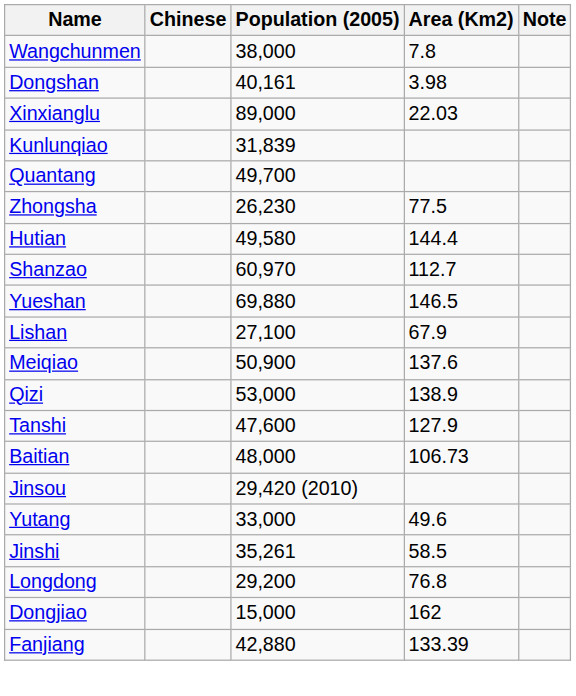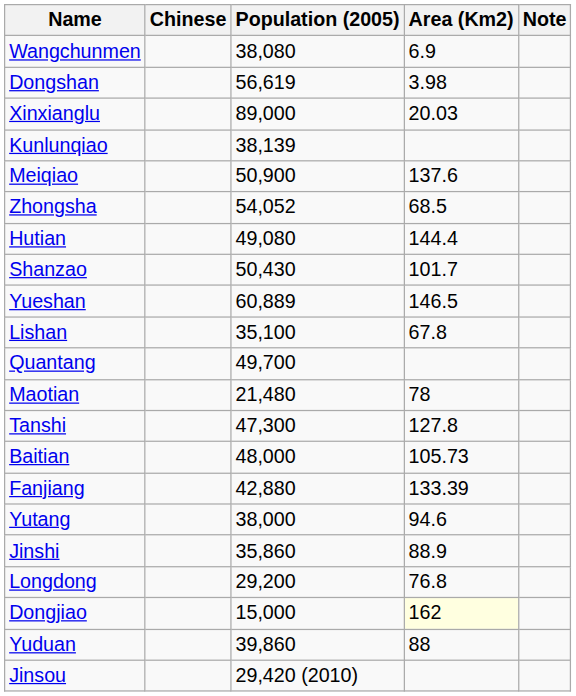(266, 51) 38,000 -> (266, 51) 38,080
(422, 51) 7.8 -> (422, 51) 6.9
(266, 82) 40,161 -> (266, 82) 56,619
(433, 113) 22.03 -> (433, 113) 20.03
(266, 144) 31,839 -> (266, 144) 38,139
rows swapped: (52, 176) <-> (44, 363)
(266, 207) 26,230 -> (266, 207) 54,052
(428, 207) 77.5 -> (428, 207) 68.5
(266, 238) 49,580 -> (266, 238) 49,080
(266, 269) 60,970 -> (266, 269) 50,430
(433, 269) 112.7 -> (433, 269) 101.7
(266, 301) 69,880 -> (266, 301) 60,889
(266, 332) 27,100 -> (266, 332) 35,100
(428, 332) 67.9 -> (428, 332) 67.8
- row: (26, 394)
+ row: (44, 394)
(266, 425) 47,600 -> (266, 425) 47,300
(433, 425) 127.9 -> (433, 425) 127.8
(439, 457) 106.73 -> (439, 457) 105.73
rows swapped: (47, 644) <-> (38, 488)
(266, 519) 33,000 -> (266, 519) 38,000
(428, 519) 49.6 -> (428, 519) 94.6
(266, 550) 35,261 -> (266, 550) 35,860
(428, 550) 58.5 -> (428, 550) 88.9
(425, 613) no background -> (425, 613) lightyellow background
+ row: (43, 644)
